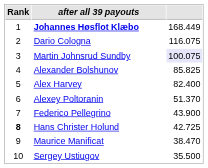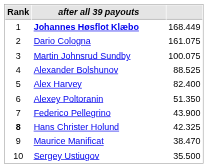(185, 41) 116.075 -> (184, 41) 161.075
(184, 56) lavender background -> (184, 56) no background
(187, 70) 85.825 -> (187, 70) 88.525
(187, 99) 51.370 -> (187, 99) 51.350
(187, 127) 42.725 -> (187, 127) 42.325
